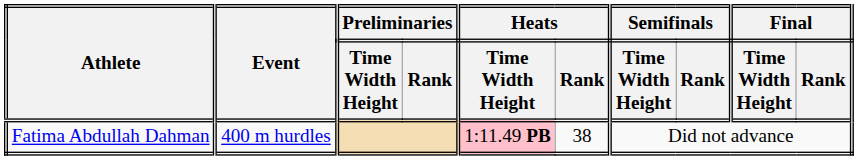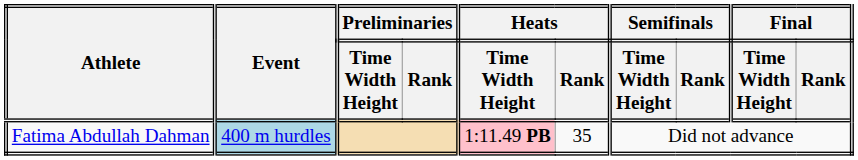(276, 137) no background -> (276, 137) lightblue background
(582, 137) 38 -> (582, 137) 35
